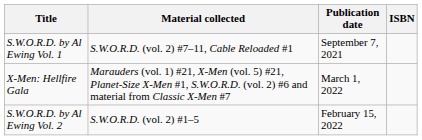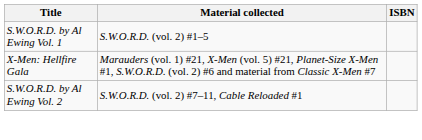- column: (353, 19)
(192, 48) S.W.O.R.D. (vol. 2) #7–11, Cable Reloaded #1 -> (154, 36) S.W.O.R.D. (vol. 2) #1–5
(145, 119) S.W.O.R.D. (vol. 2) #1–5 -> (201, 95) S.W.O.R.D. (vol. 2) #7–11, Cable Reloaded #1
